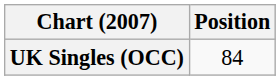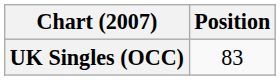(232, 57) 84 -> (232, 57) 83
